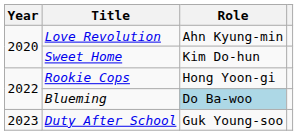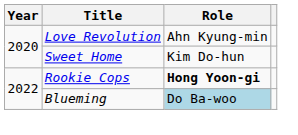(229, 78) normal -> (214, 78) bold
- row: (111, 120)
